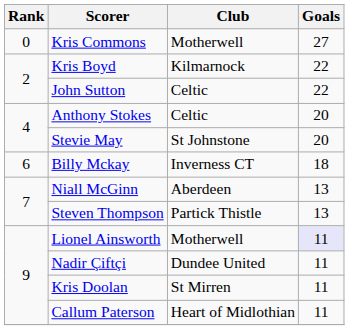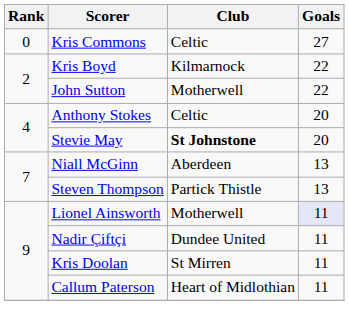(207, 41) Motherwell -> (189, 41) Celtic
(189, 90) Celtic -> (207, 90) Motherwell
(210, 139) normal -> (213, 139) bold
- row: (90, 164)
